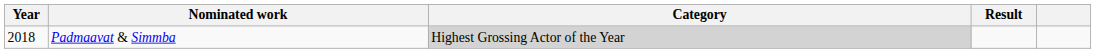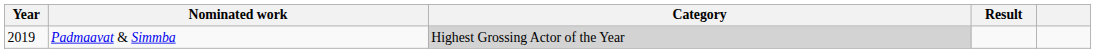(21, 37) 2018 -> (21, 37) 2019
